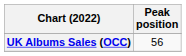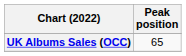(157, 42) 56 -> (157, 42) 65
